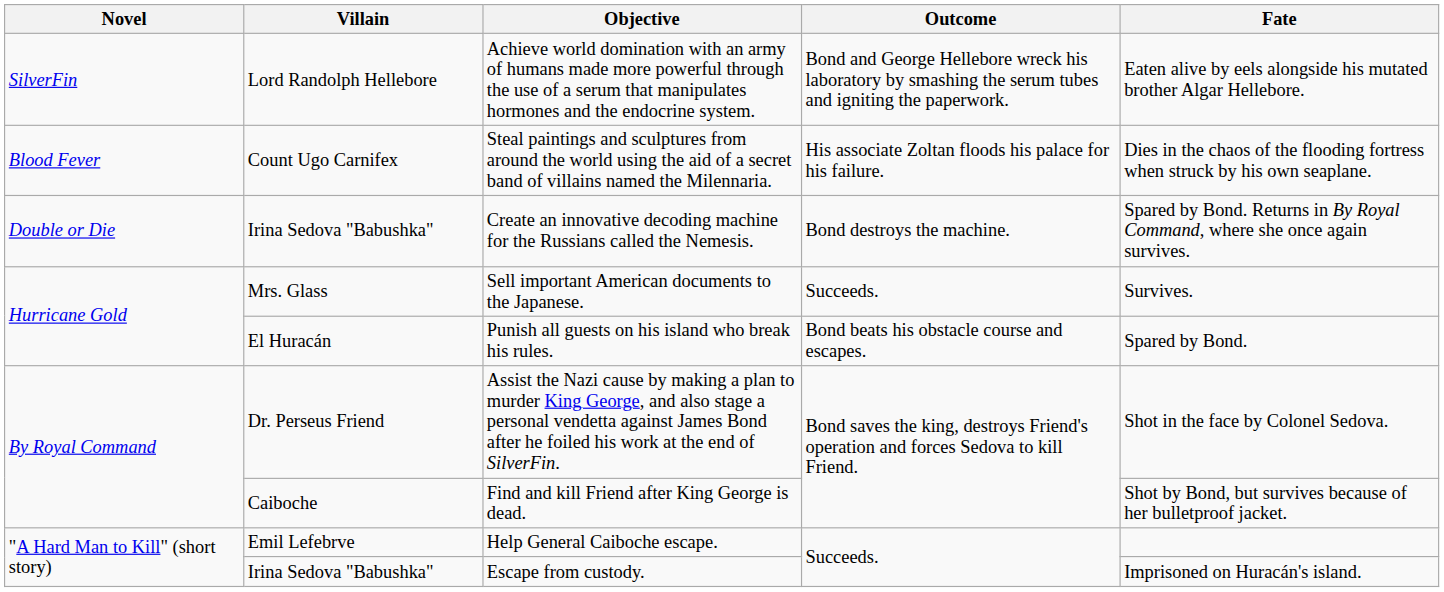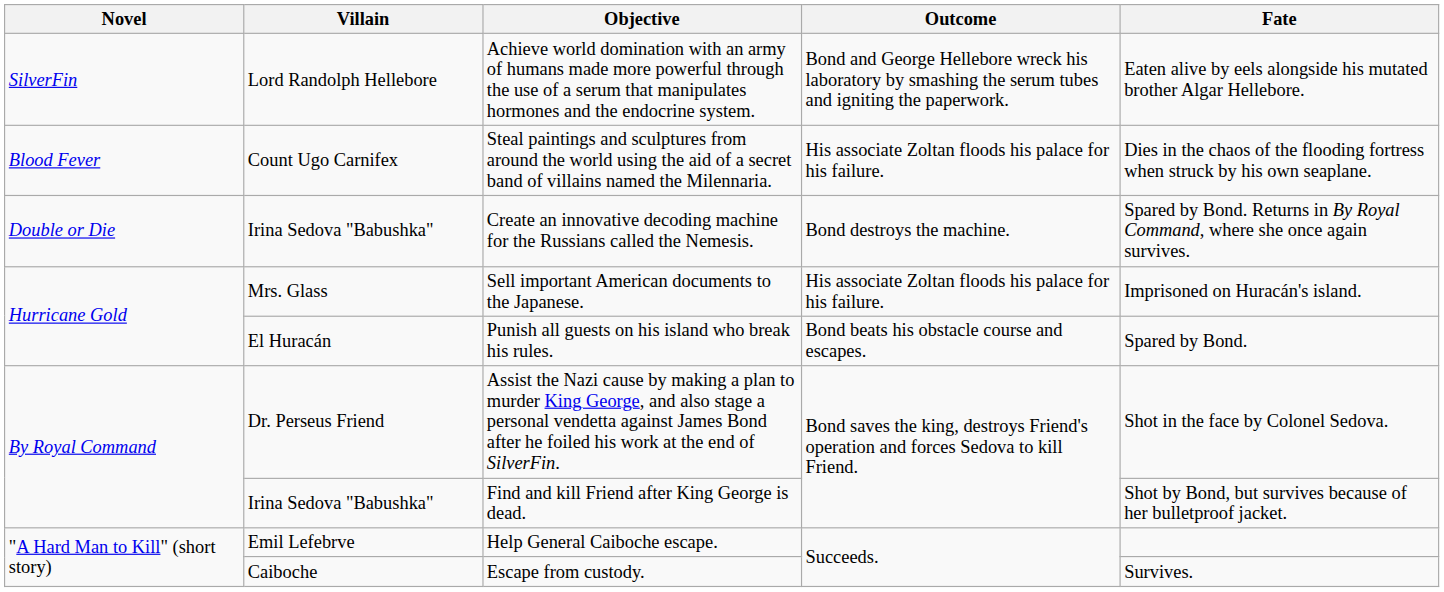(842, 291) Succeeds. -> (957, 291) His associate Zoltan floods his palace for his failure.
(1159, 291) Survives. -> (1243, 291) Imprisoned on Huracán's island.
(283, 502) Caiboche -> (341, 502) Irina Sedova "Babushka"
(341, 571) Irina Sedova "Babushka" -> (283, 571) Caiboche
(1243, 571) Imprisoned on Huracán's island. -> (1159, 571) Survives.
